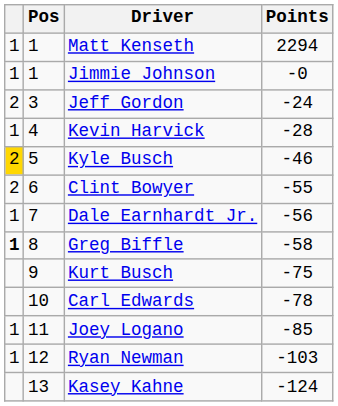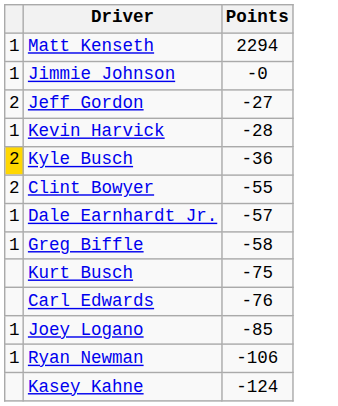- column: (44, 19)
(297, 104) -24 -> (257, 104) -27
(297, 161) -46 -> (257, 161) -36
(297, 217) -56 -> (257, 217) -57
(14, 246) bold -> (14, 246) normal
(297, 302) -78 -> (257, 302) -76
(297, 359) -103 -> (257, 359) -106
